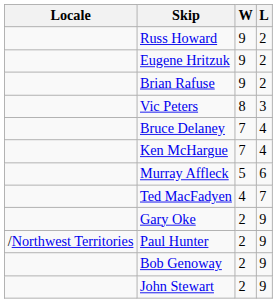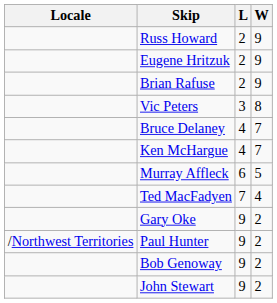columns swapped: (246, 15) <-> (264, 15)
